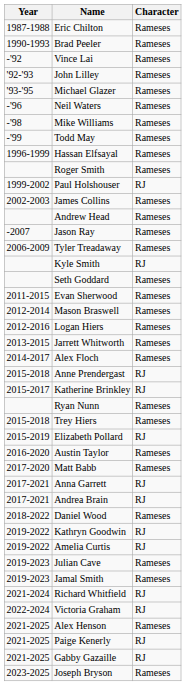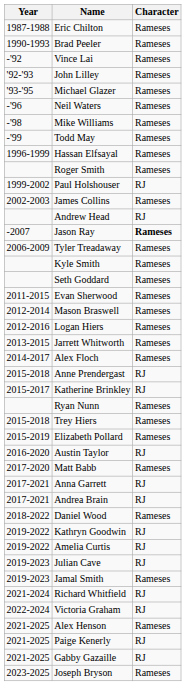(153, 216) Rameses -> (140, 216) RJ
(153, 232) normal -> (153, 232) bold
(140, 264) RJ -> (153, 264) Rameses
(140, 437) RJ -> (153, 437) Rameses
(153, 452) Rameses -> (140, 452) RJ
(153, 563) Rameses -> (140, 563) RJ
